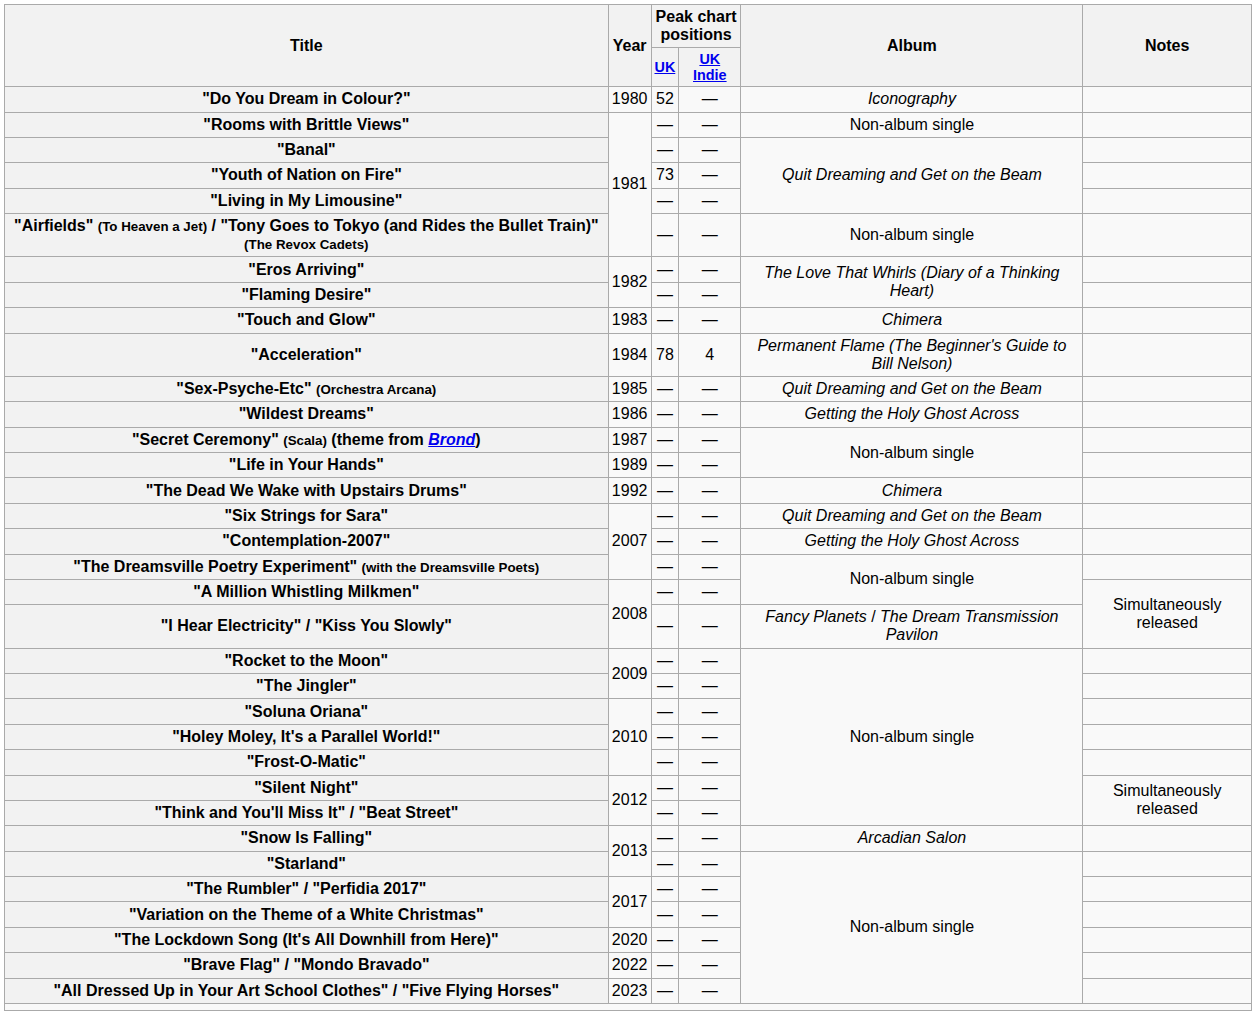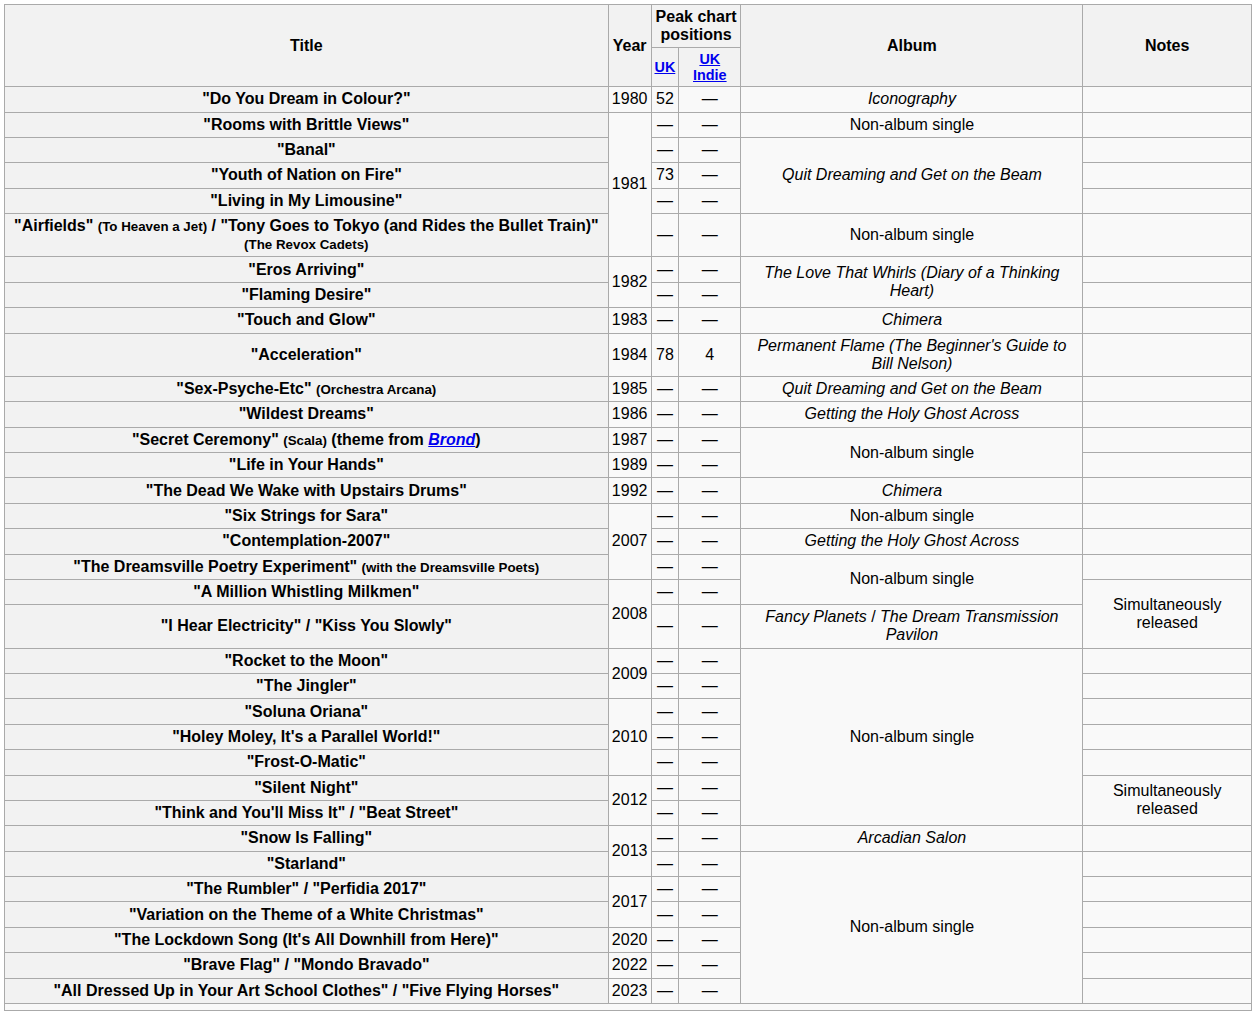(912, 515) Quit Dreaming and Get on the Beam -> (912, 515) Non-album single
